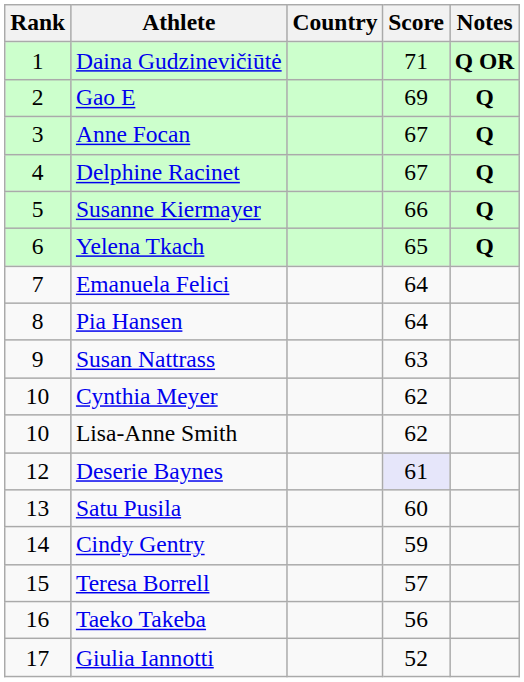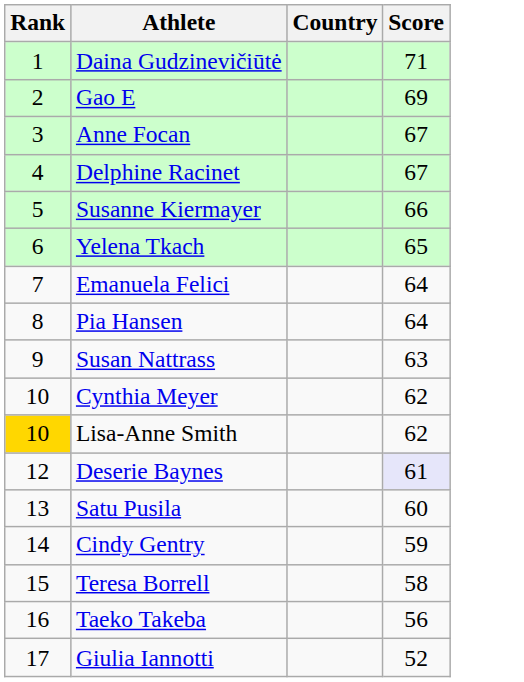- column: (485, 23)
(38, 433) no background -> (38, 433) gold background
(416, 582) 57 -> (416, 582) 58
